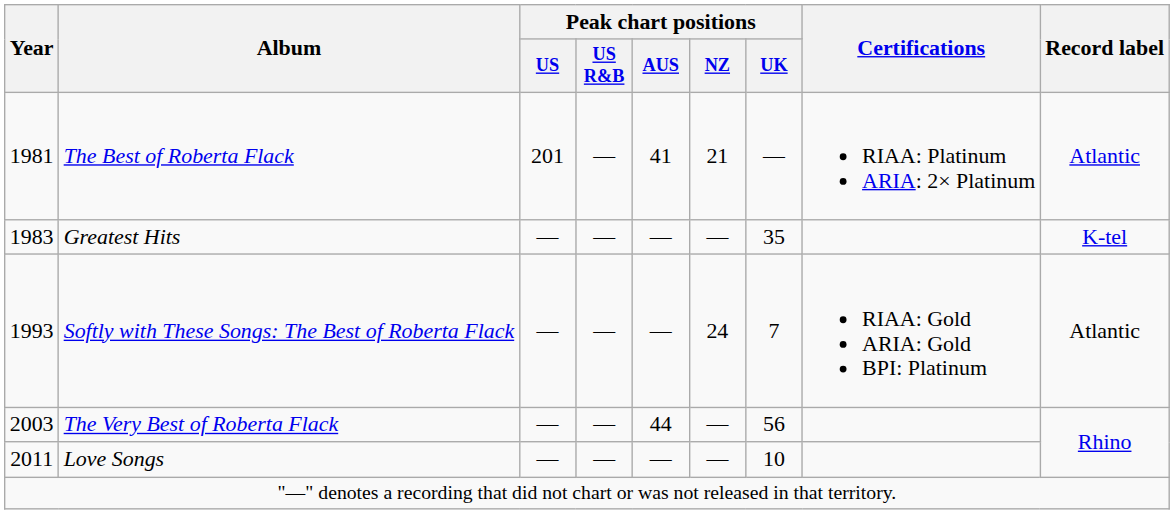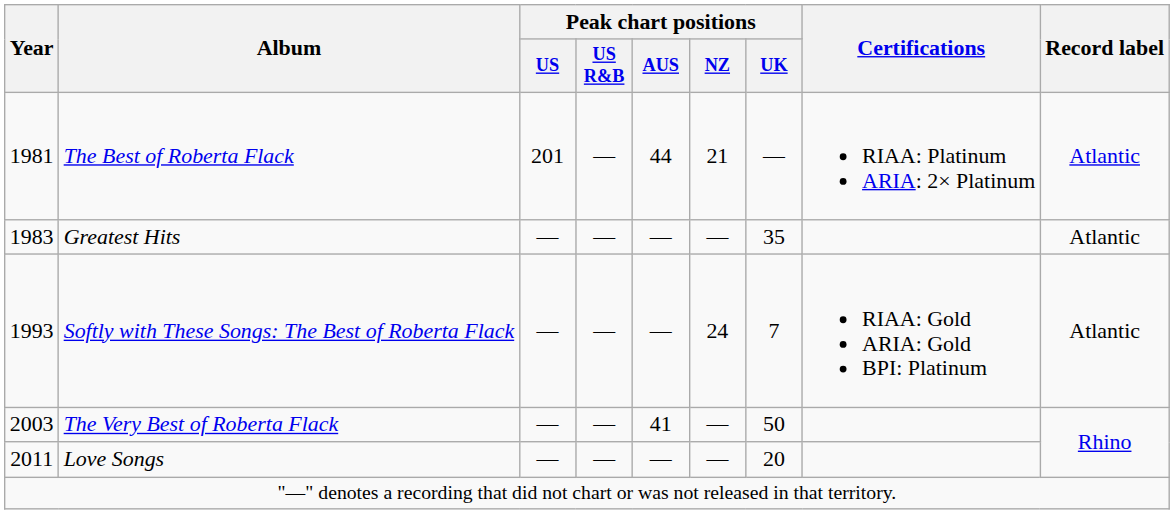(661, 155) 41 -> (661, 155) 44
(1105, 237) K-tel -> (1105, 237) Atlantic
(661, 424) 44 -> (661, 424) 41
(774, 424) 56 -> (774, 424) 50
(774, 459) 10 -> (774, 459) 20
